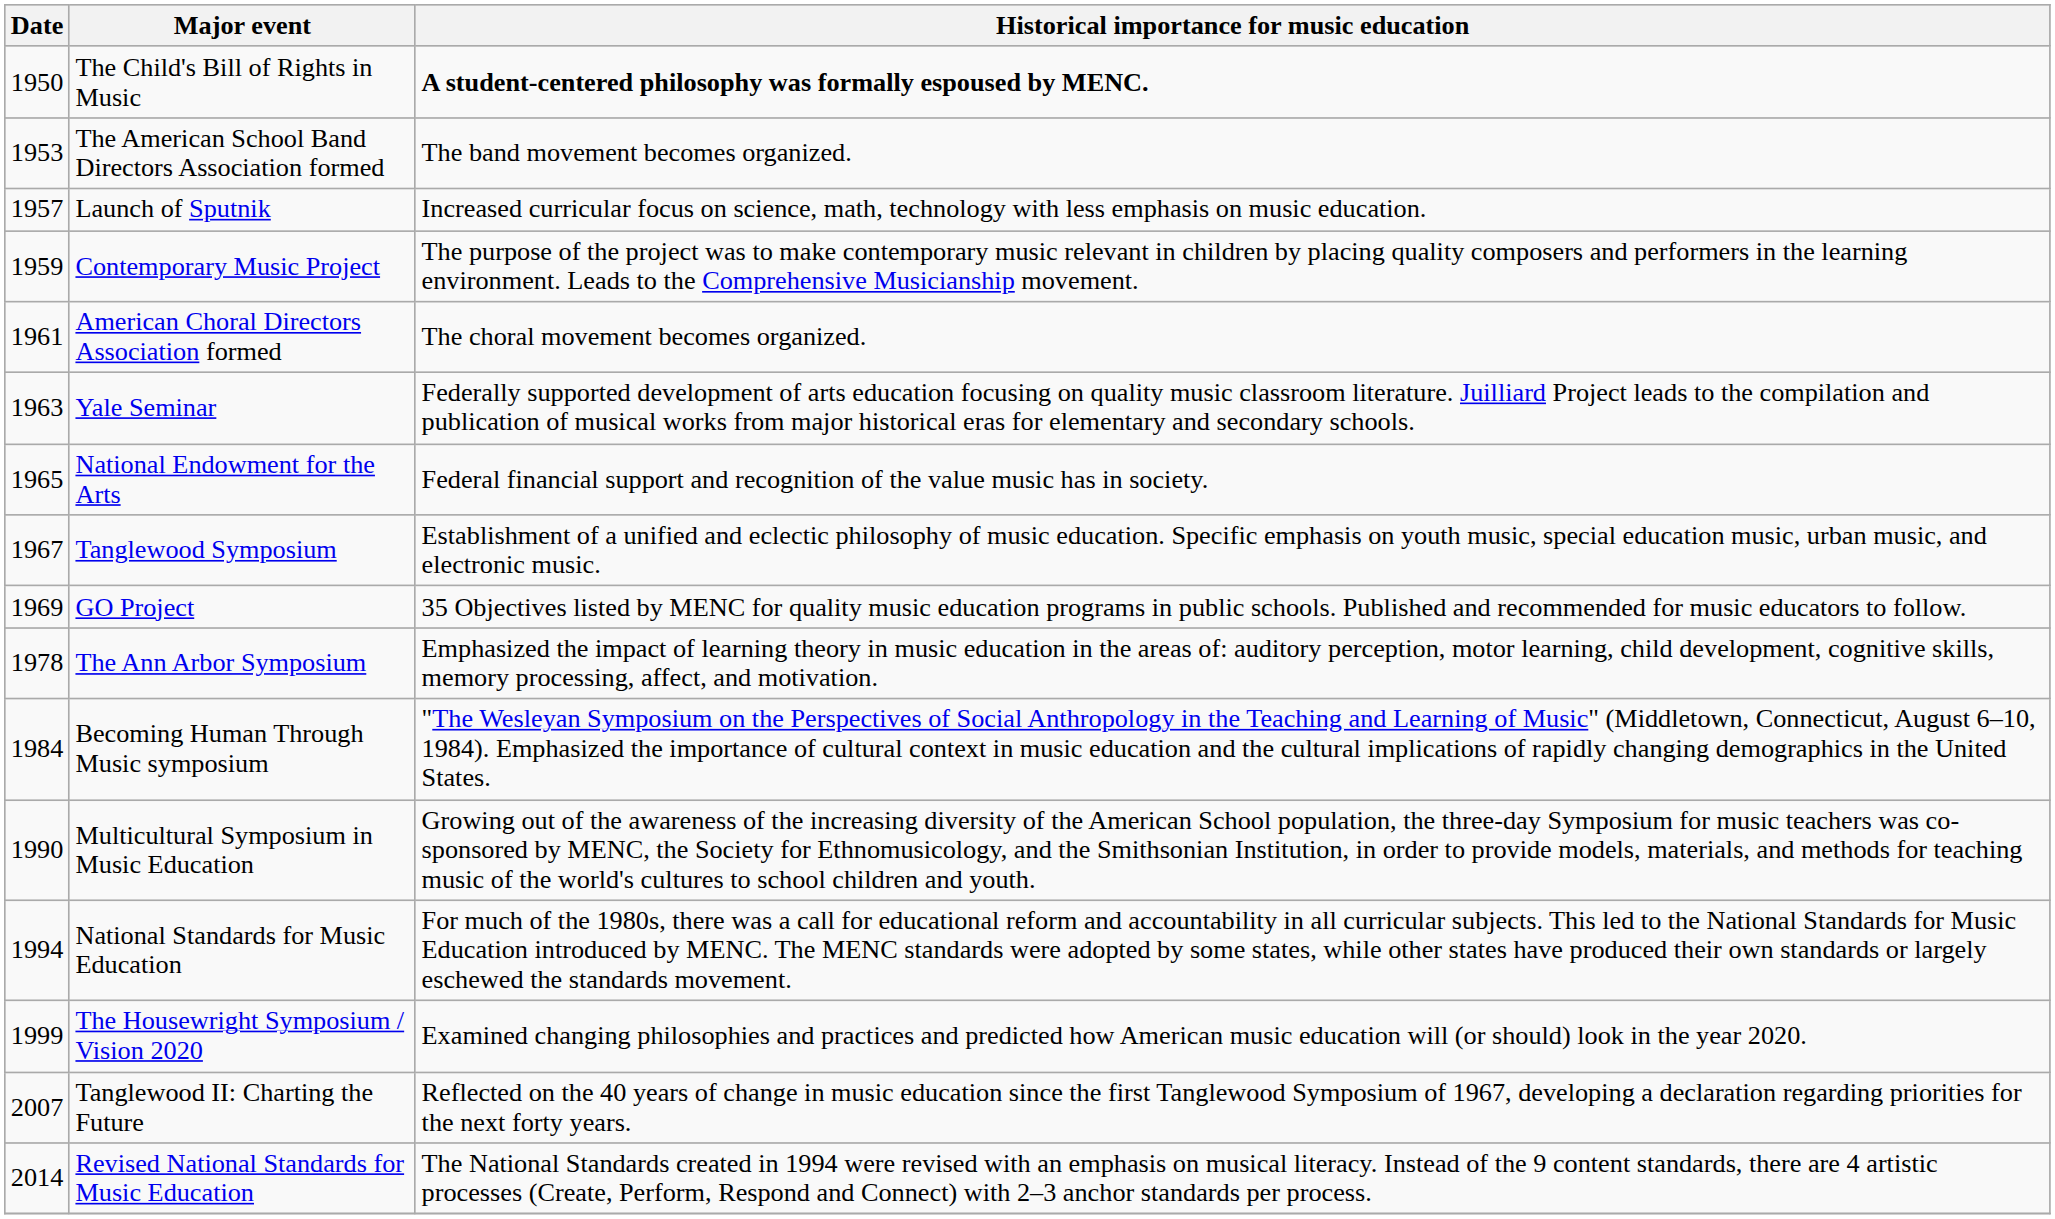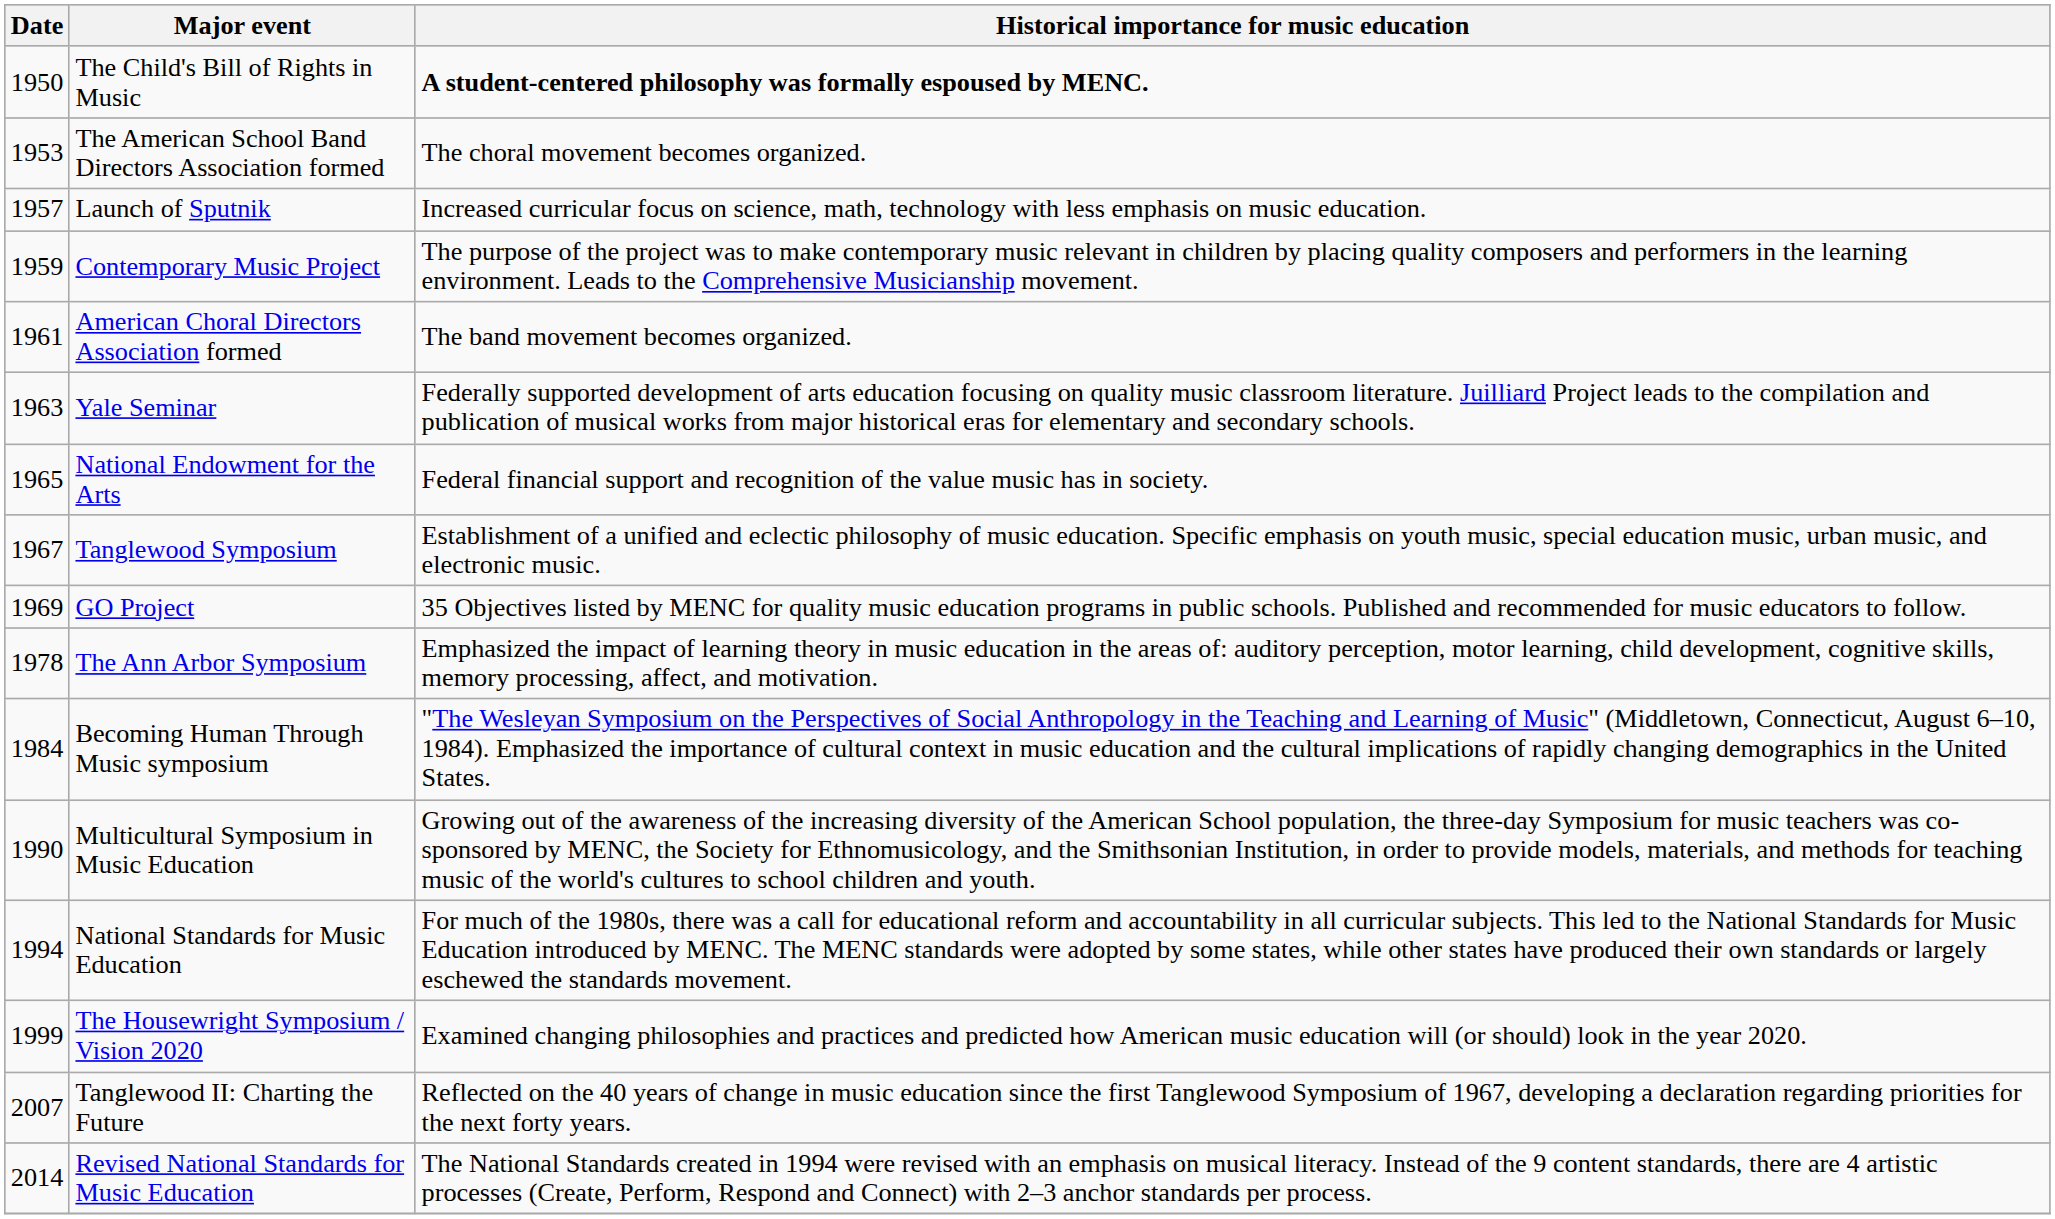(637, 152) The band movement becomes organized. -> (644, 152) The choral movement becomes organized.
(644, 336) The choral movement becomes organized. -> (637, 336) The band movement becomes organized.
